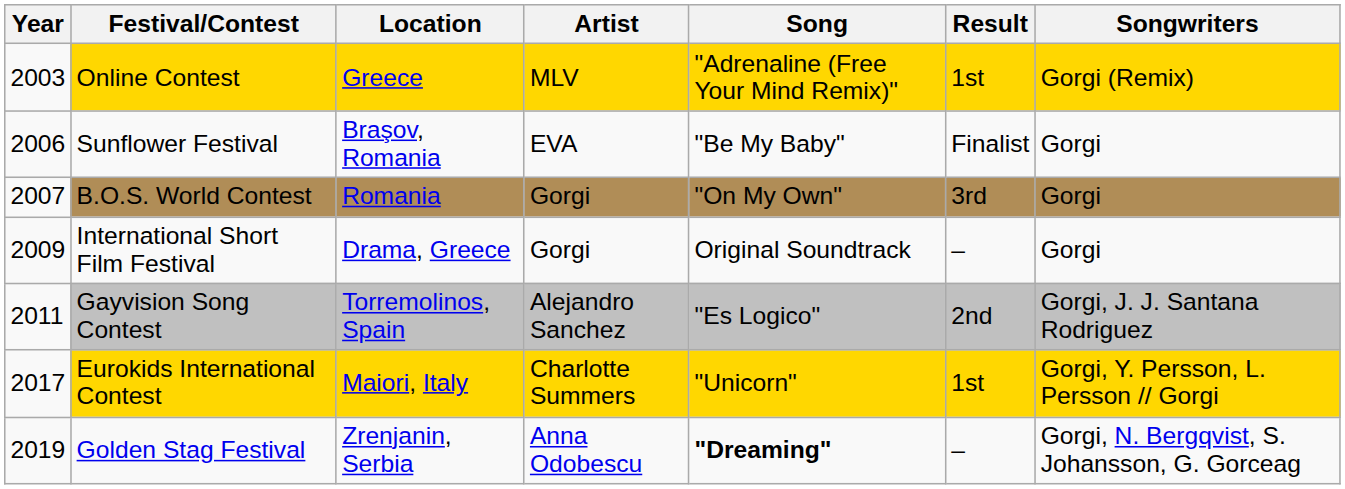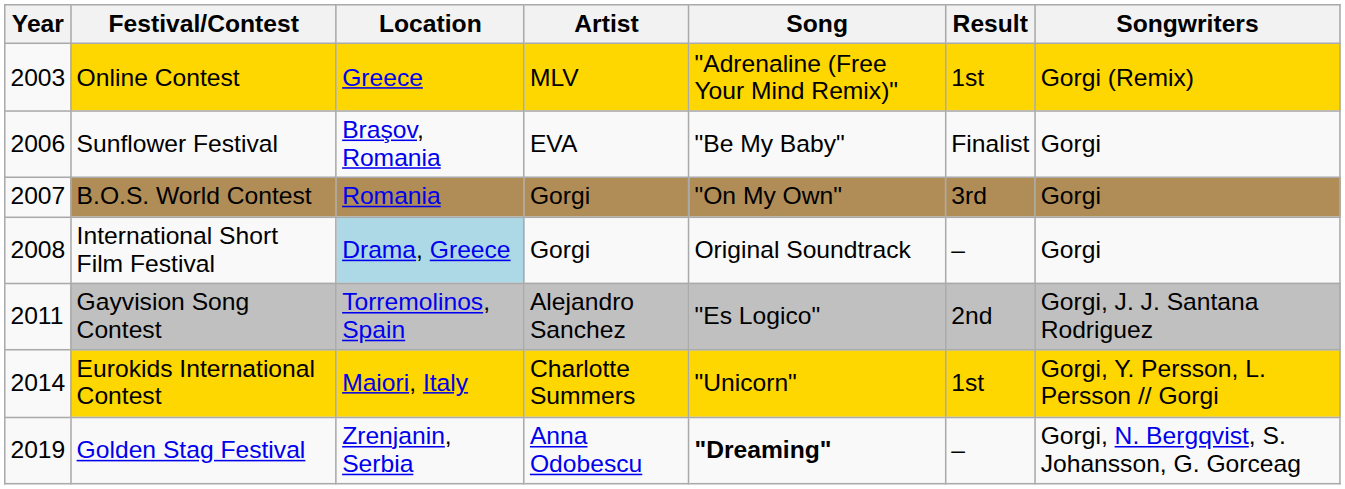(38, 249) 2009 -> (38, 249) 2008
(426, 249) no background -> (426, 249) lightblue background
(38, 383) 2017 -> (38, 383) 2014
